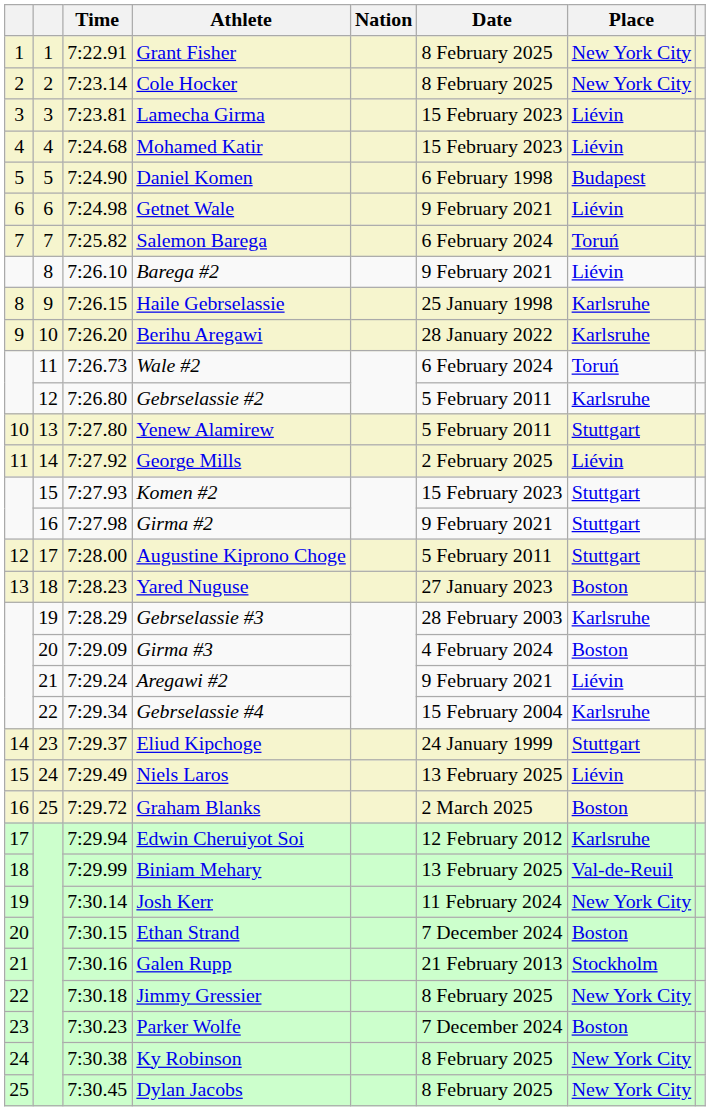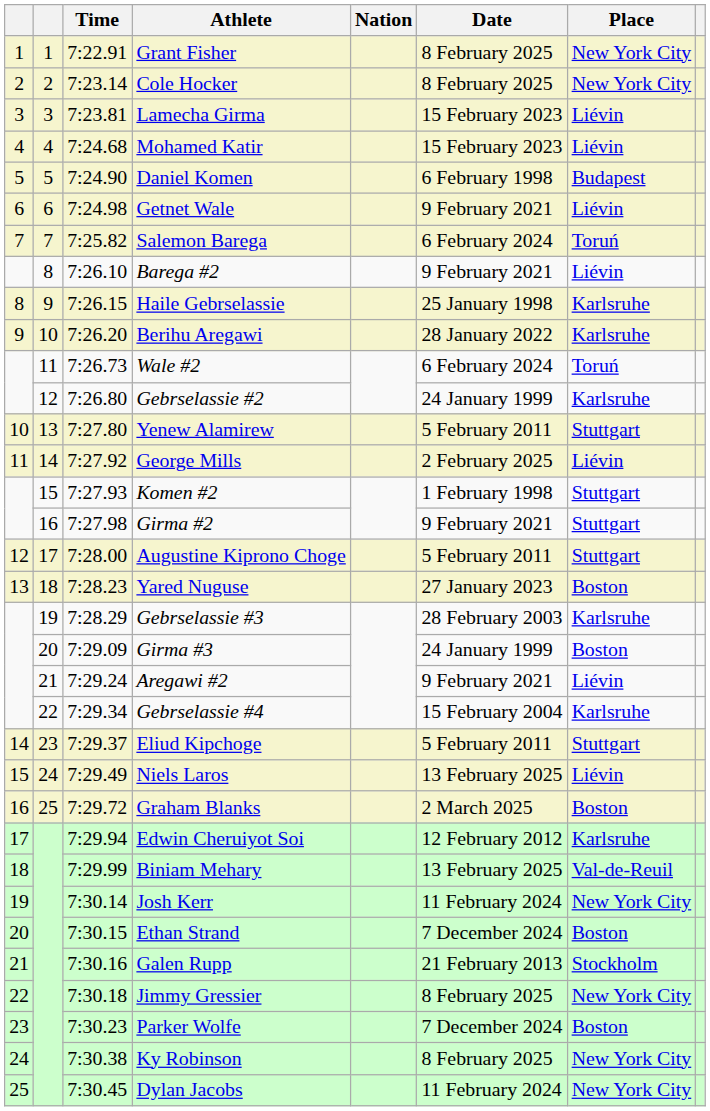(487, 397) 5 February 2011 -> (487, 397) 24 January 1999
(492, 492) 15 February 2023 -> (487, 492) 1 February 1998
(487, 649) 4 February 2024 -> (487, 649) 24 January 1999
(487, 743) 24 January 1999 -> (487, 743) 5 February 2011
(487, 1090) 8 February 2025 -> (492, 1090) 11 February 2024
